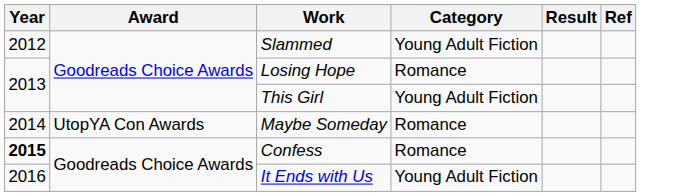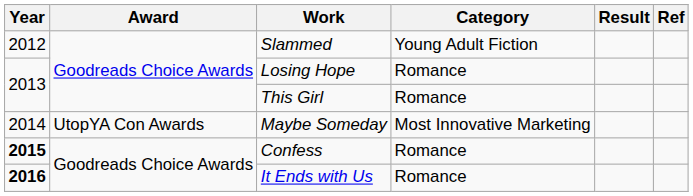(466, 97) Young Adult Fiction -> (431, 97) Romance
(431, 124) Romance -> (493, 124) Most Innovative Marketing
(27, 177) normal -> (27, 177) bold
(466, 177) Young Adult Fiction -> (431, 177) Romance
